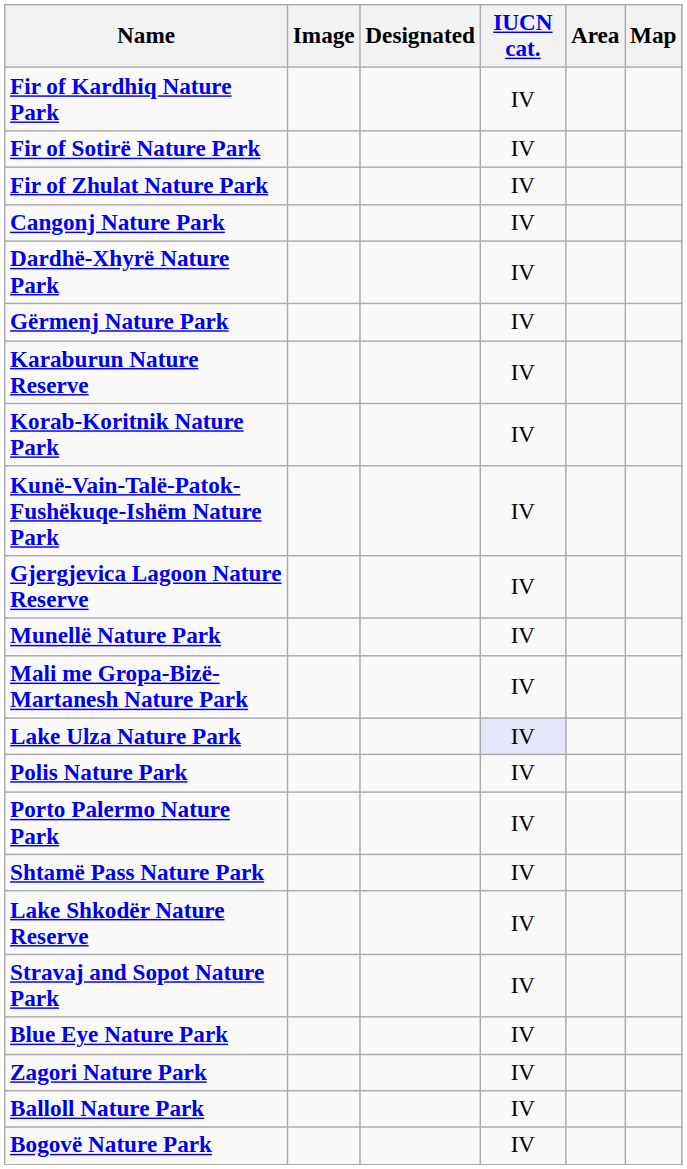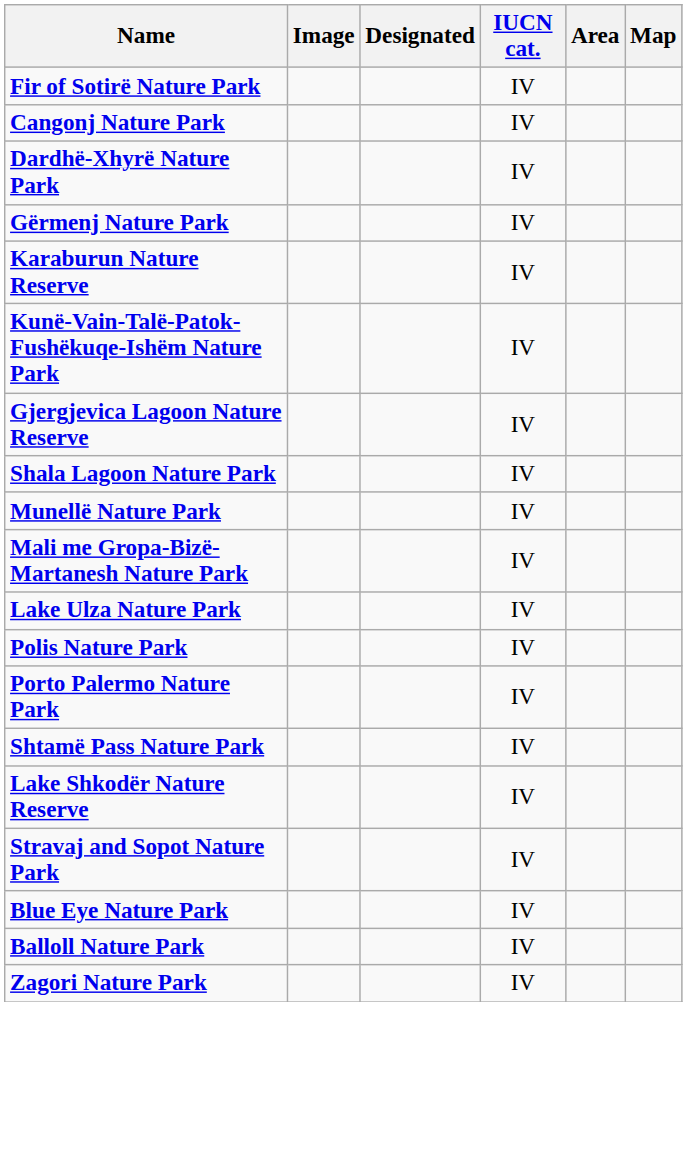- row: (121, 98)
- row: (139, 185)
- row: (127, 434)
+ row: (143, 473)
(523, 736) lavender background -> (523, 610) no background
rows swapped: (108, 1071) <-> (107, 1108)
- row: (111, 1145)
